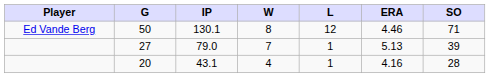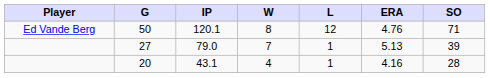(207, 30) 130.1 -> (207, 30) 120.1
(392, 30) 4.46 -> (392, 30) 4.76
